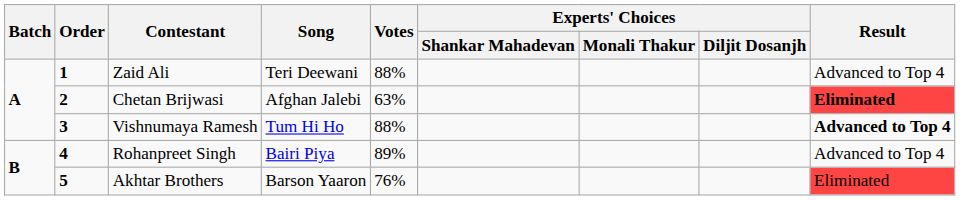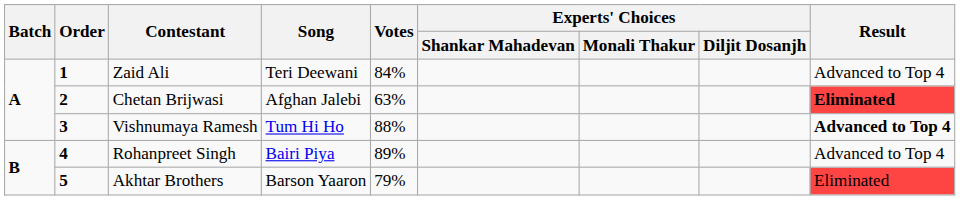(390, 72) 88% -> (390, 72) 84%
(390, 180) 76% -> (390, 180) 79%
